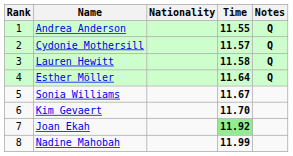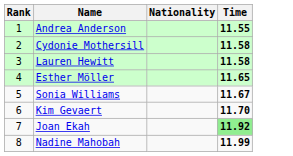- column: (270, 13)
(235, 45) 11.57 -> (235, 45) 11.58
(235, 78) 11.64 -> (235, 78) 11.65
